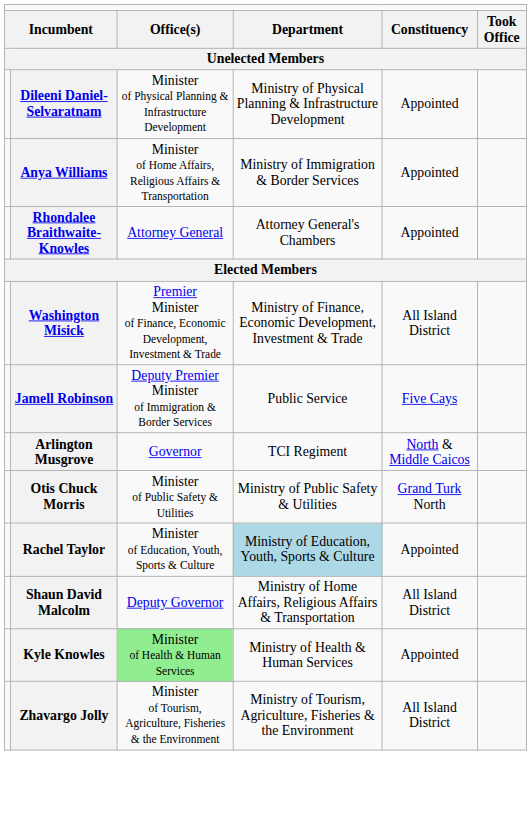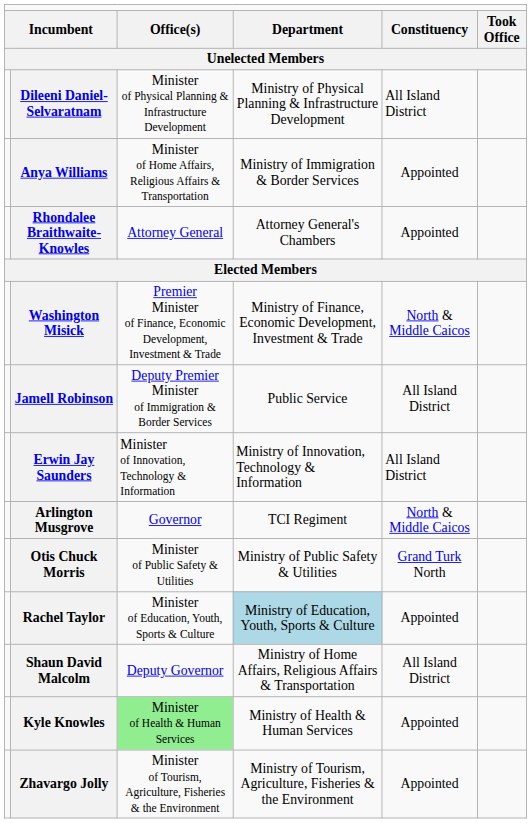(430, 104) Appointed -> (412, 104) All Island District
(430, 322) All Island District -> (430, 322) North & Middle Caicos
(430, 398) Five Cays -> (430, 398) All Island District
+ row: (64, 467)
(430, 715) All Island District -> (430, 783) Appointed
